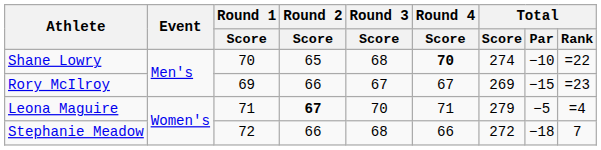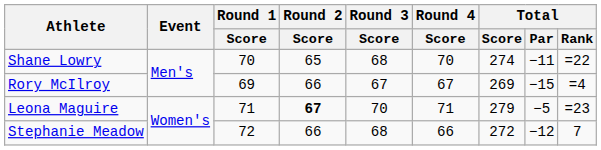(445, 61) bold -> (445, 61) normal
(542, 61) −10 -> (542, 61) −11
(577, 85) =23 -> (577, 85) =4
(577, 109) =4 -> (577, 109) =23
(542, 132) −18 -> (542, 132) −12
